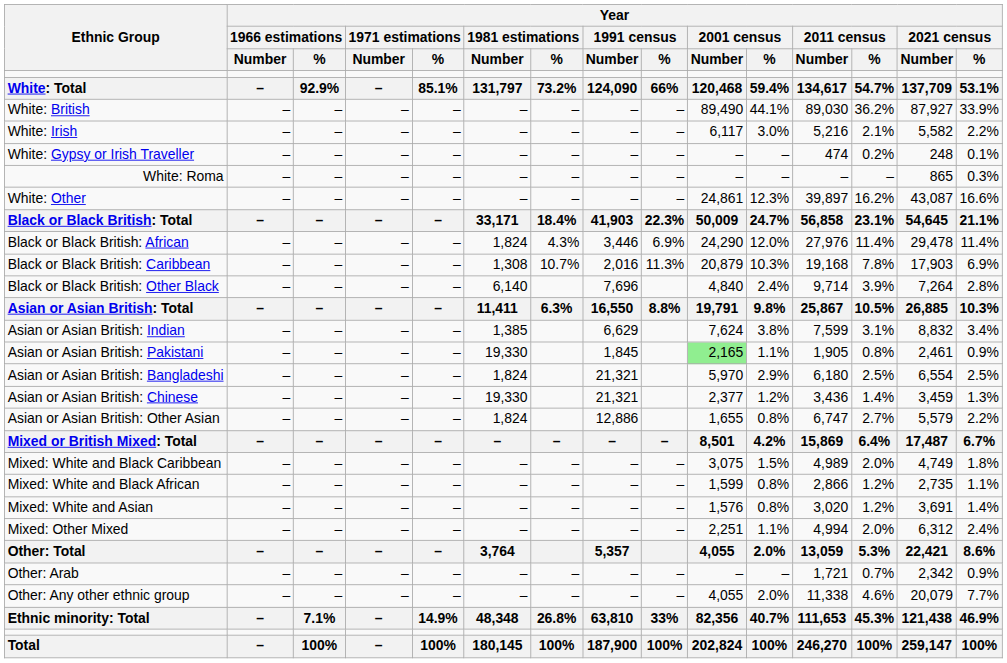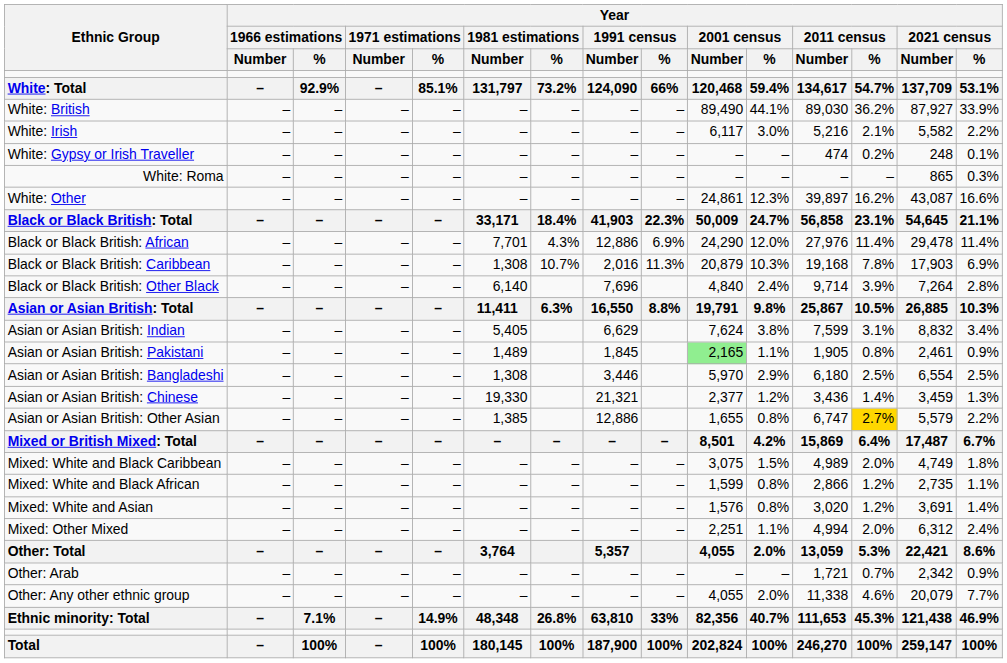(510, 242) 1,824 -> (510, 242) 7,701
(621, 242) 3,446 -> (617, 242) 12,886
(510, 331) 1,385 -> (510, 331) 5,405
(506, 353) 19,330 -> (510, 353) 1,489
(510, 375) 1,824 -> (510, 375) 1,308
(617, 375) 21,321 -> (621, 375) 3,446
(510, 419) 1,824 -> (510, 419) 1,385
(878, 419) no background -> (878, 419) gold background
